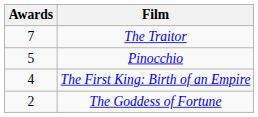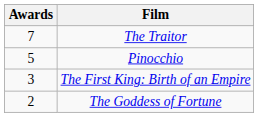(31, 79) 4 -> (31, 79) 3
